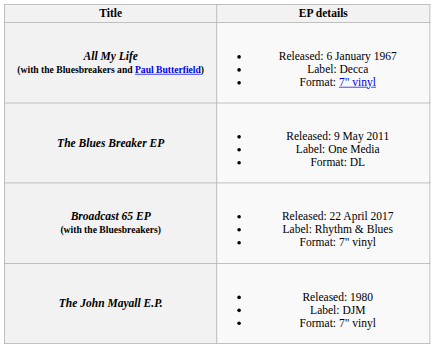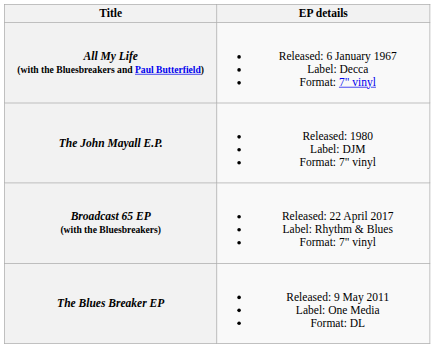rows swapped: (111, 303) <-> (111, 143)
